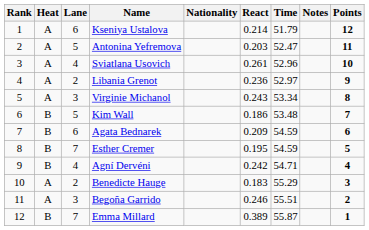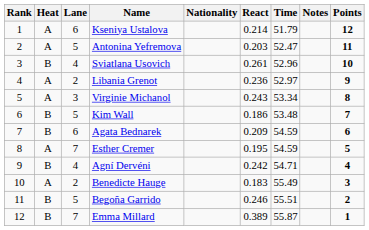(48, 64) A -> (48, 64) B
(48, 149) B -> (48, 149) A
(286, 183) 55.29 -> (286, 183) 55.49
(48, 200) A -> (48, 200) B
(75, 200) 3 -> (75, 200) 5
